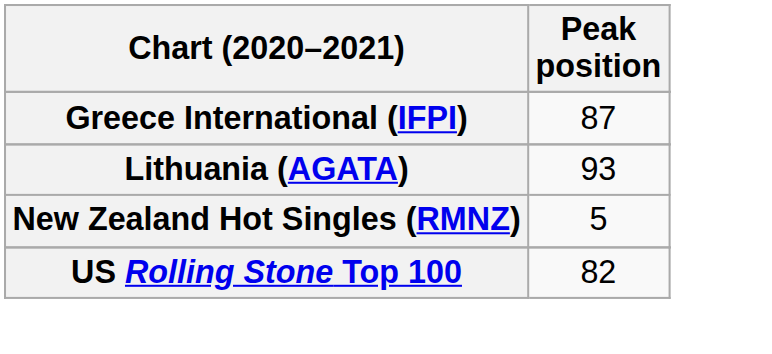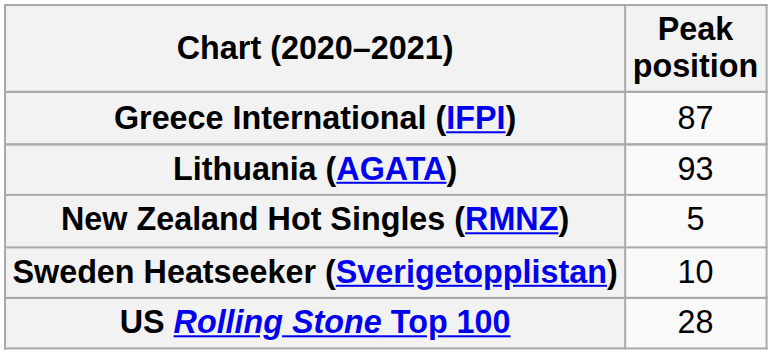+ row: (315, 271)
(598, 271) 82 -> (695, 322) 28
